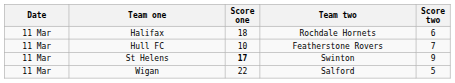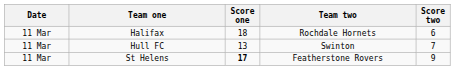(242, 46) 10 -> (242, 46) 13
(338, 46) Featherstone Rovers -> (338, 46) Swinton
(338, 59) Swinton -> (338, 59) Featherstone Rovers
- row: (147, 72)
